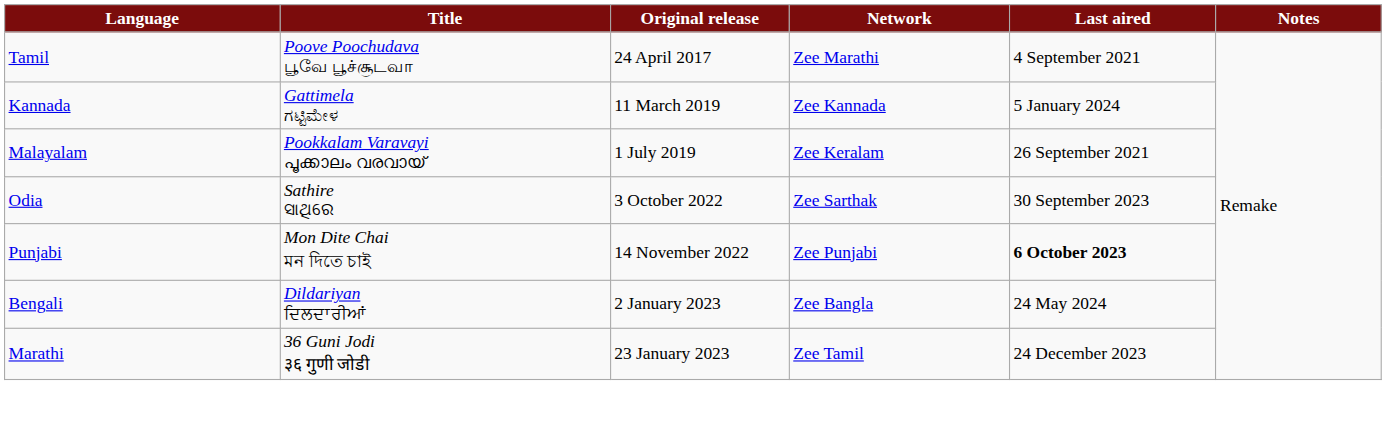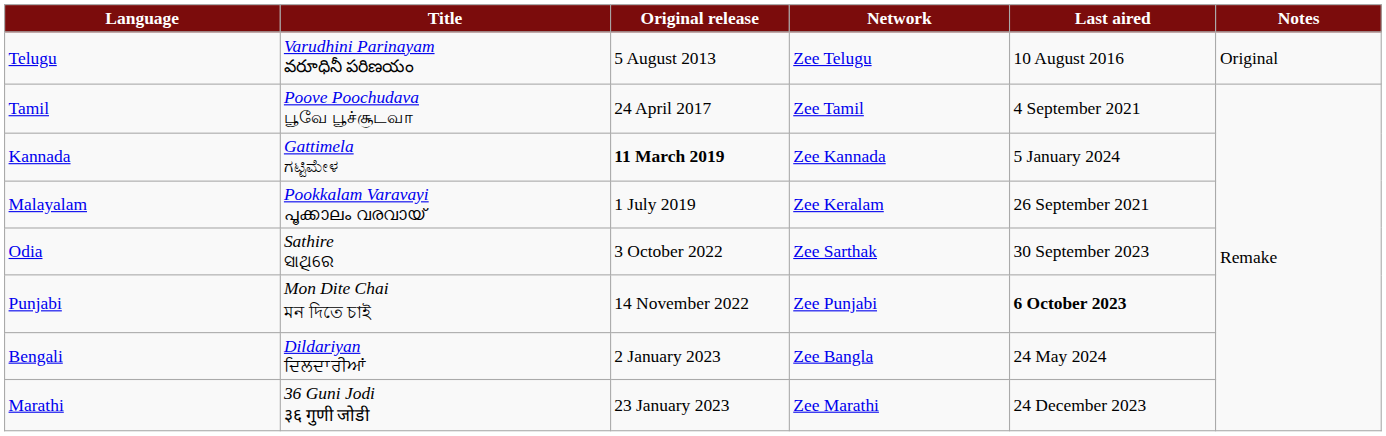+ row: (33, 57)
(836, 56) Zee Marathi -> (829, 108) Zee Tamil
(667, 105) normal -> (669, 156) bold
(829, 353) Zee Tamil -> (836, 405) Zee Marathi
